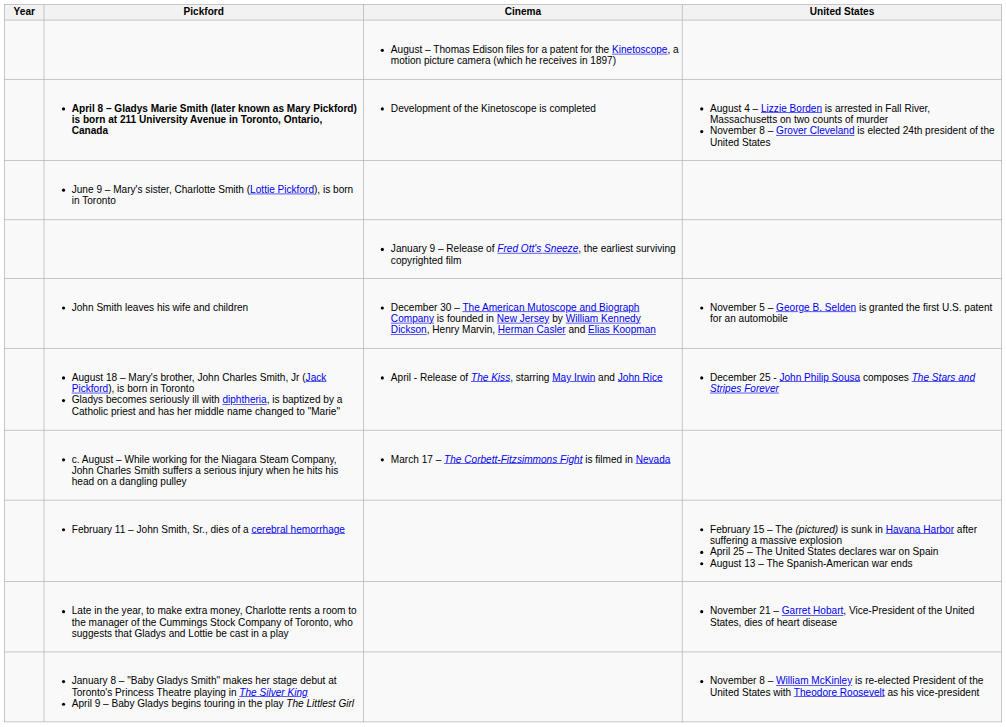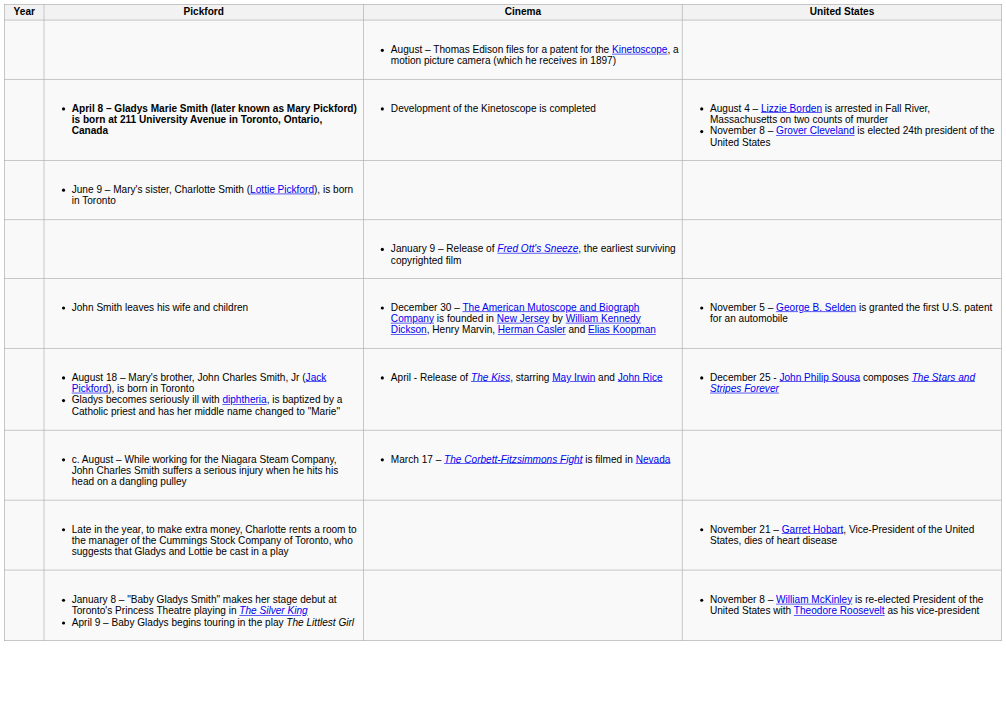- row: (204, 530)
